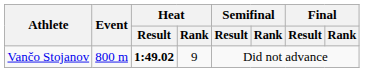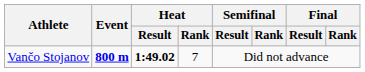(112, 57) normal -> (112, 57) bold
(194, 57) 9 -> (195, 57) 7
